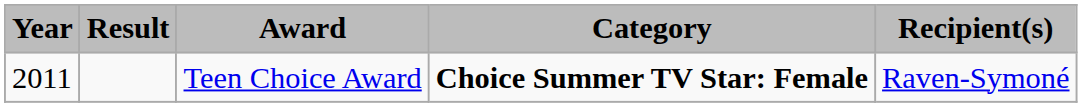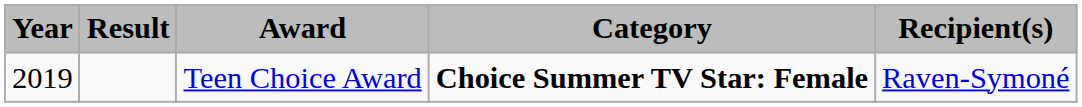(42, 76) 2011 -> (42, 76) 2019
